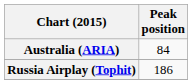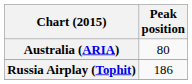(163, 49) 84 -> (163, 49) 80
